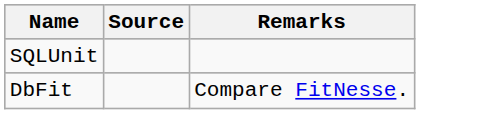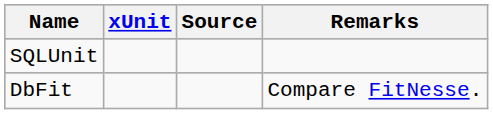+ column: (140, 22)
